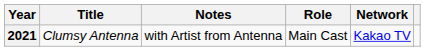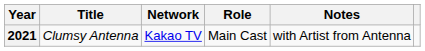columns swapped: (382, 14) <-> (213, 14)
